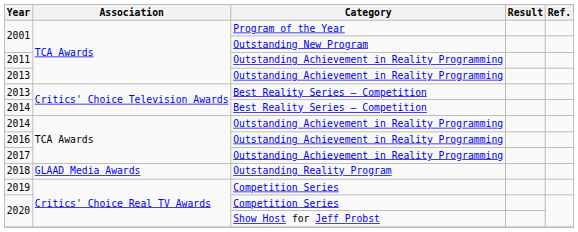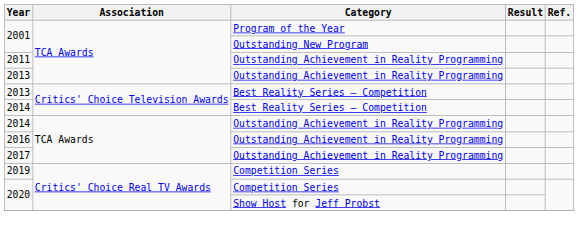- row: (18, 171)
